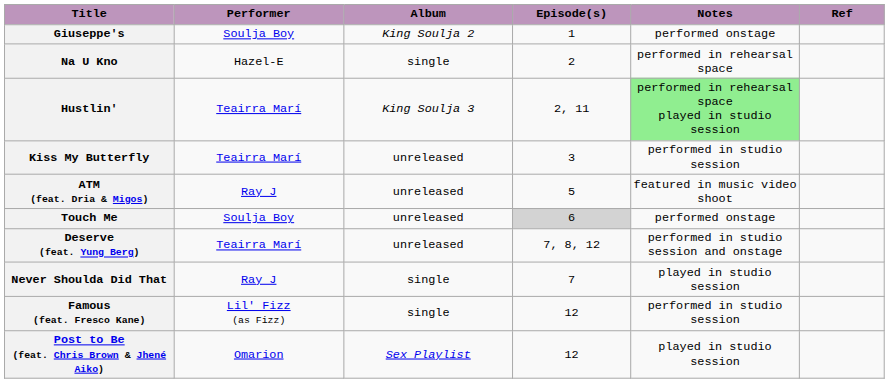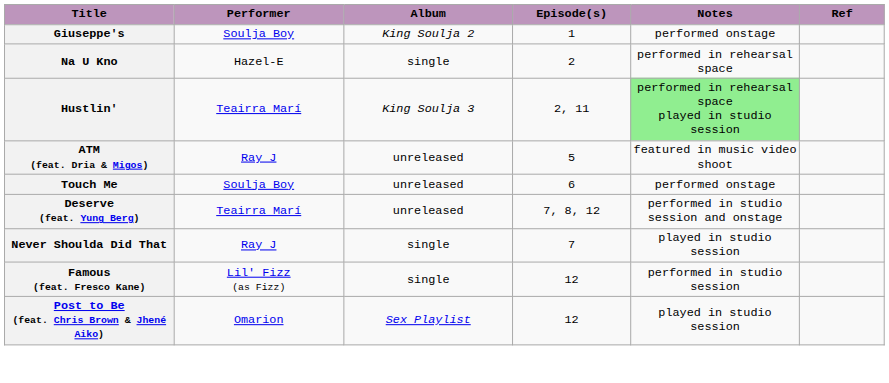- row: (89, 157)
(572, 218) lightgrey background -> (572, 184) no background
